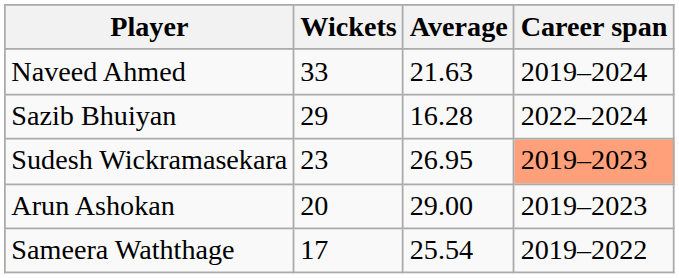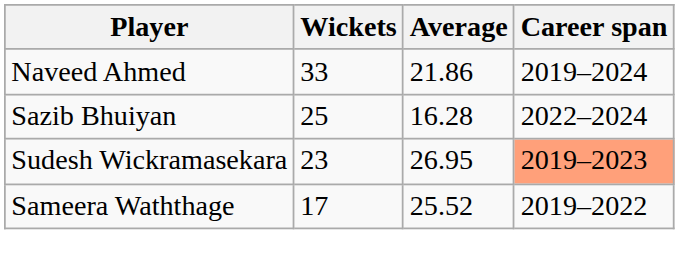(441, 71) 21.63 -> (441, 71) 21.86
(314, 116) 29 -> (314, 116) 25
- row: (93, 205)
(441, 250) 25.54 -> (441, 205) 25.52
